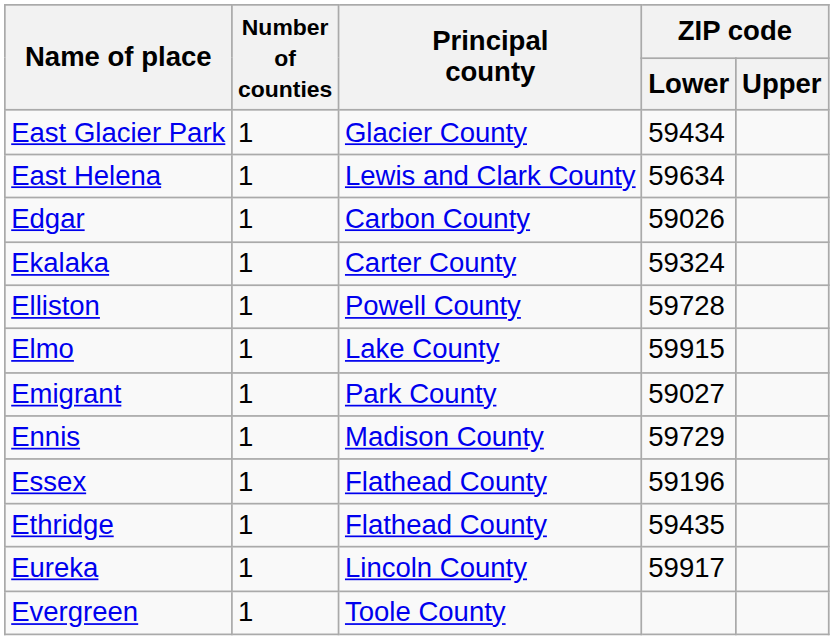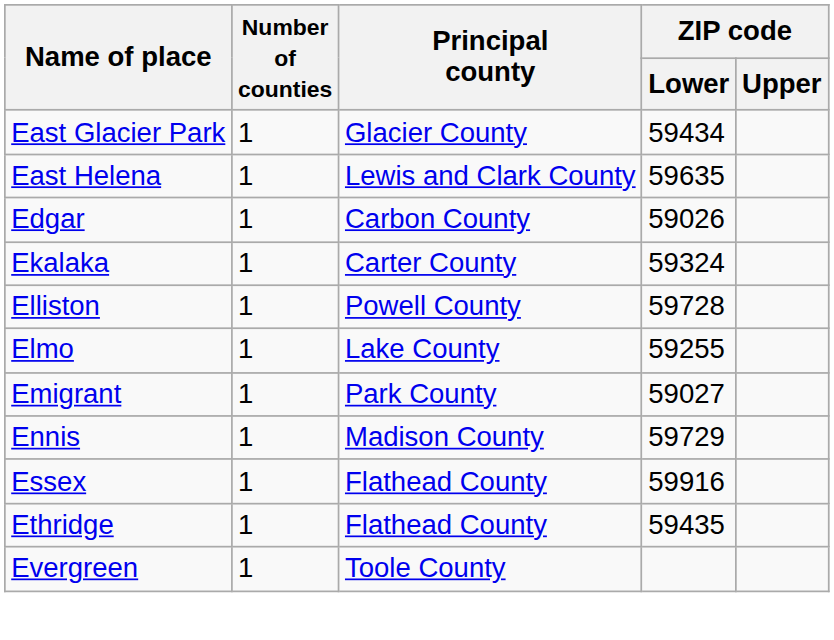(687, 175) 59634 -> (687, 175) 59635
(687, 350) 59915 -> (687, 350) 59255
(687, 481) 59196 -> (687, 481) 59916
- row: (55, 568)
